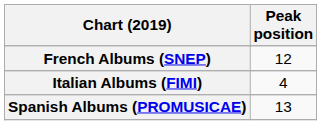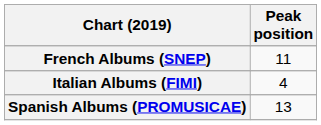(283, 58) 12 -> (283, 58) 11
